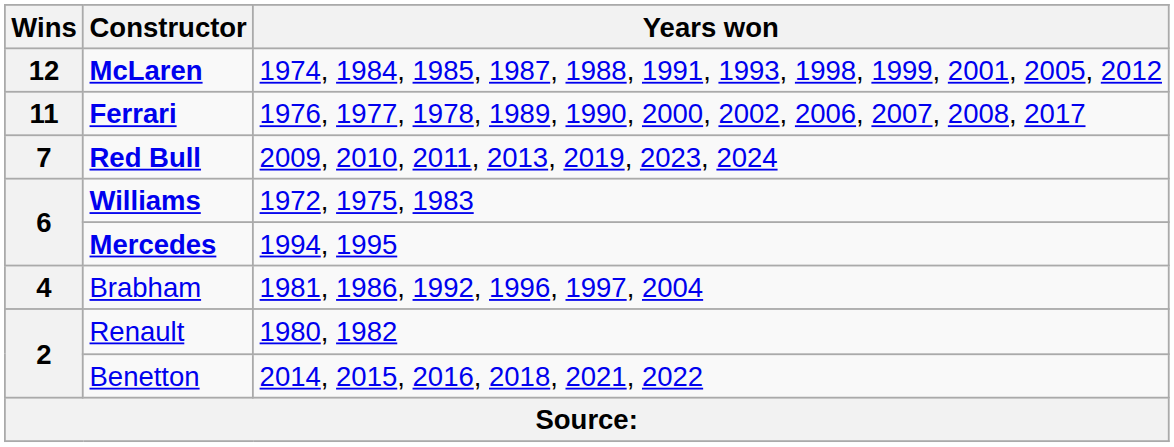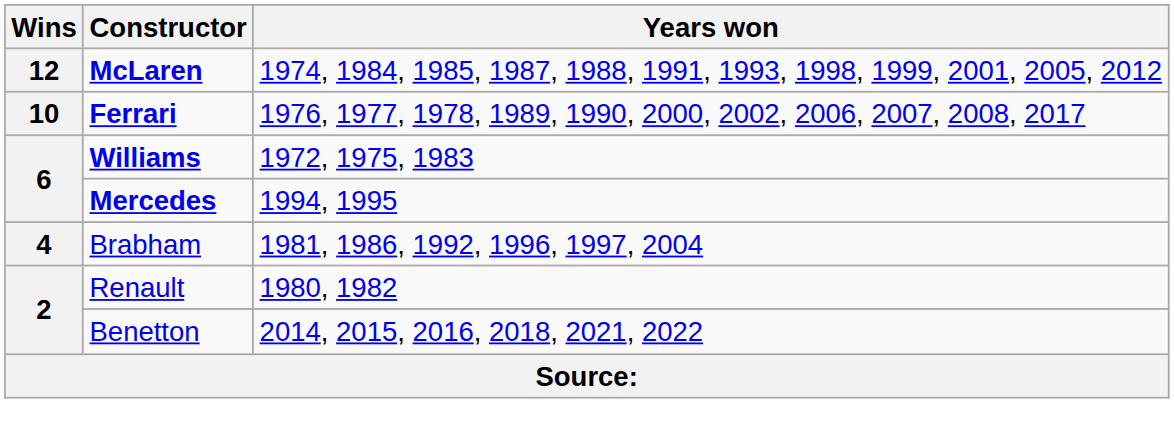(44, 114) 11 -> (44, 114) 10
- row: (145, 158)
